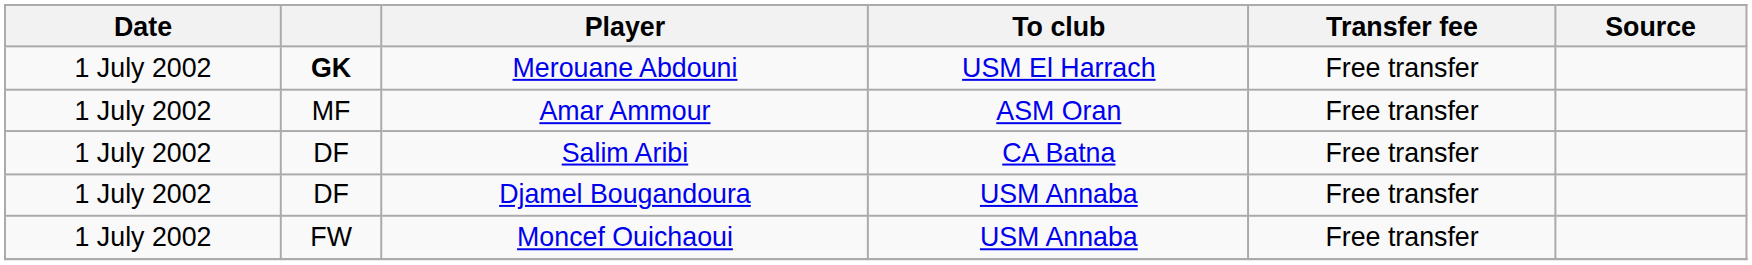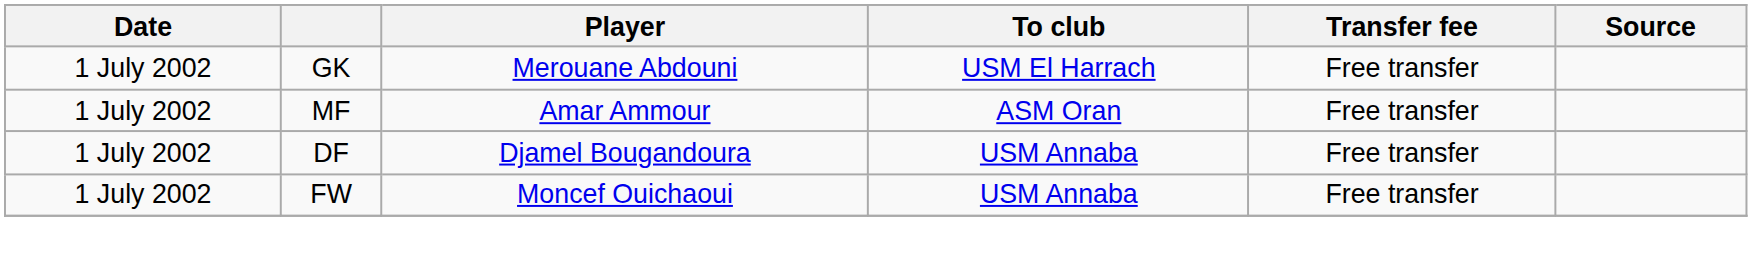(331, 68) bold -> (331, 68) normal
- row: (625, 152)
